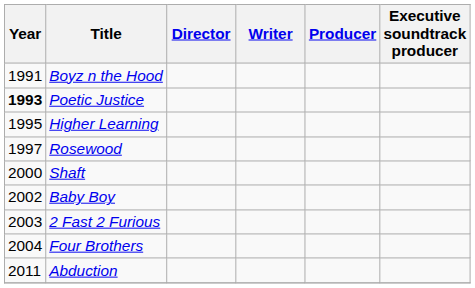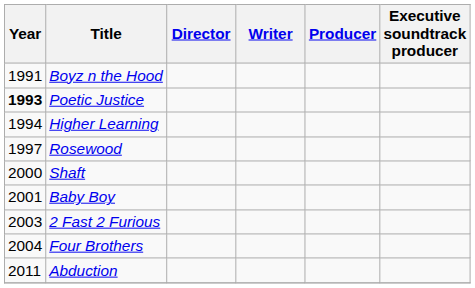(25, 124) 1995 -> (25, 124) 1994
(25, 197) 2002 -> (25, 197) 2001
